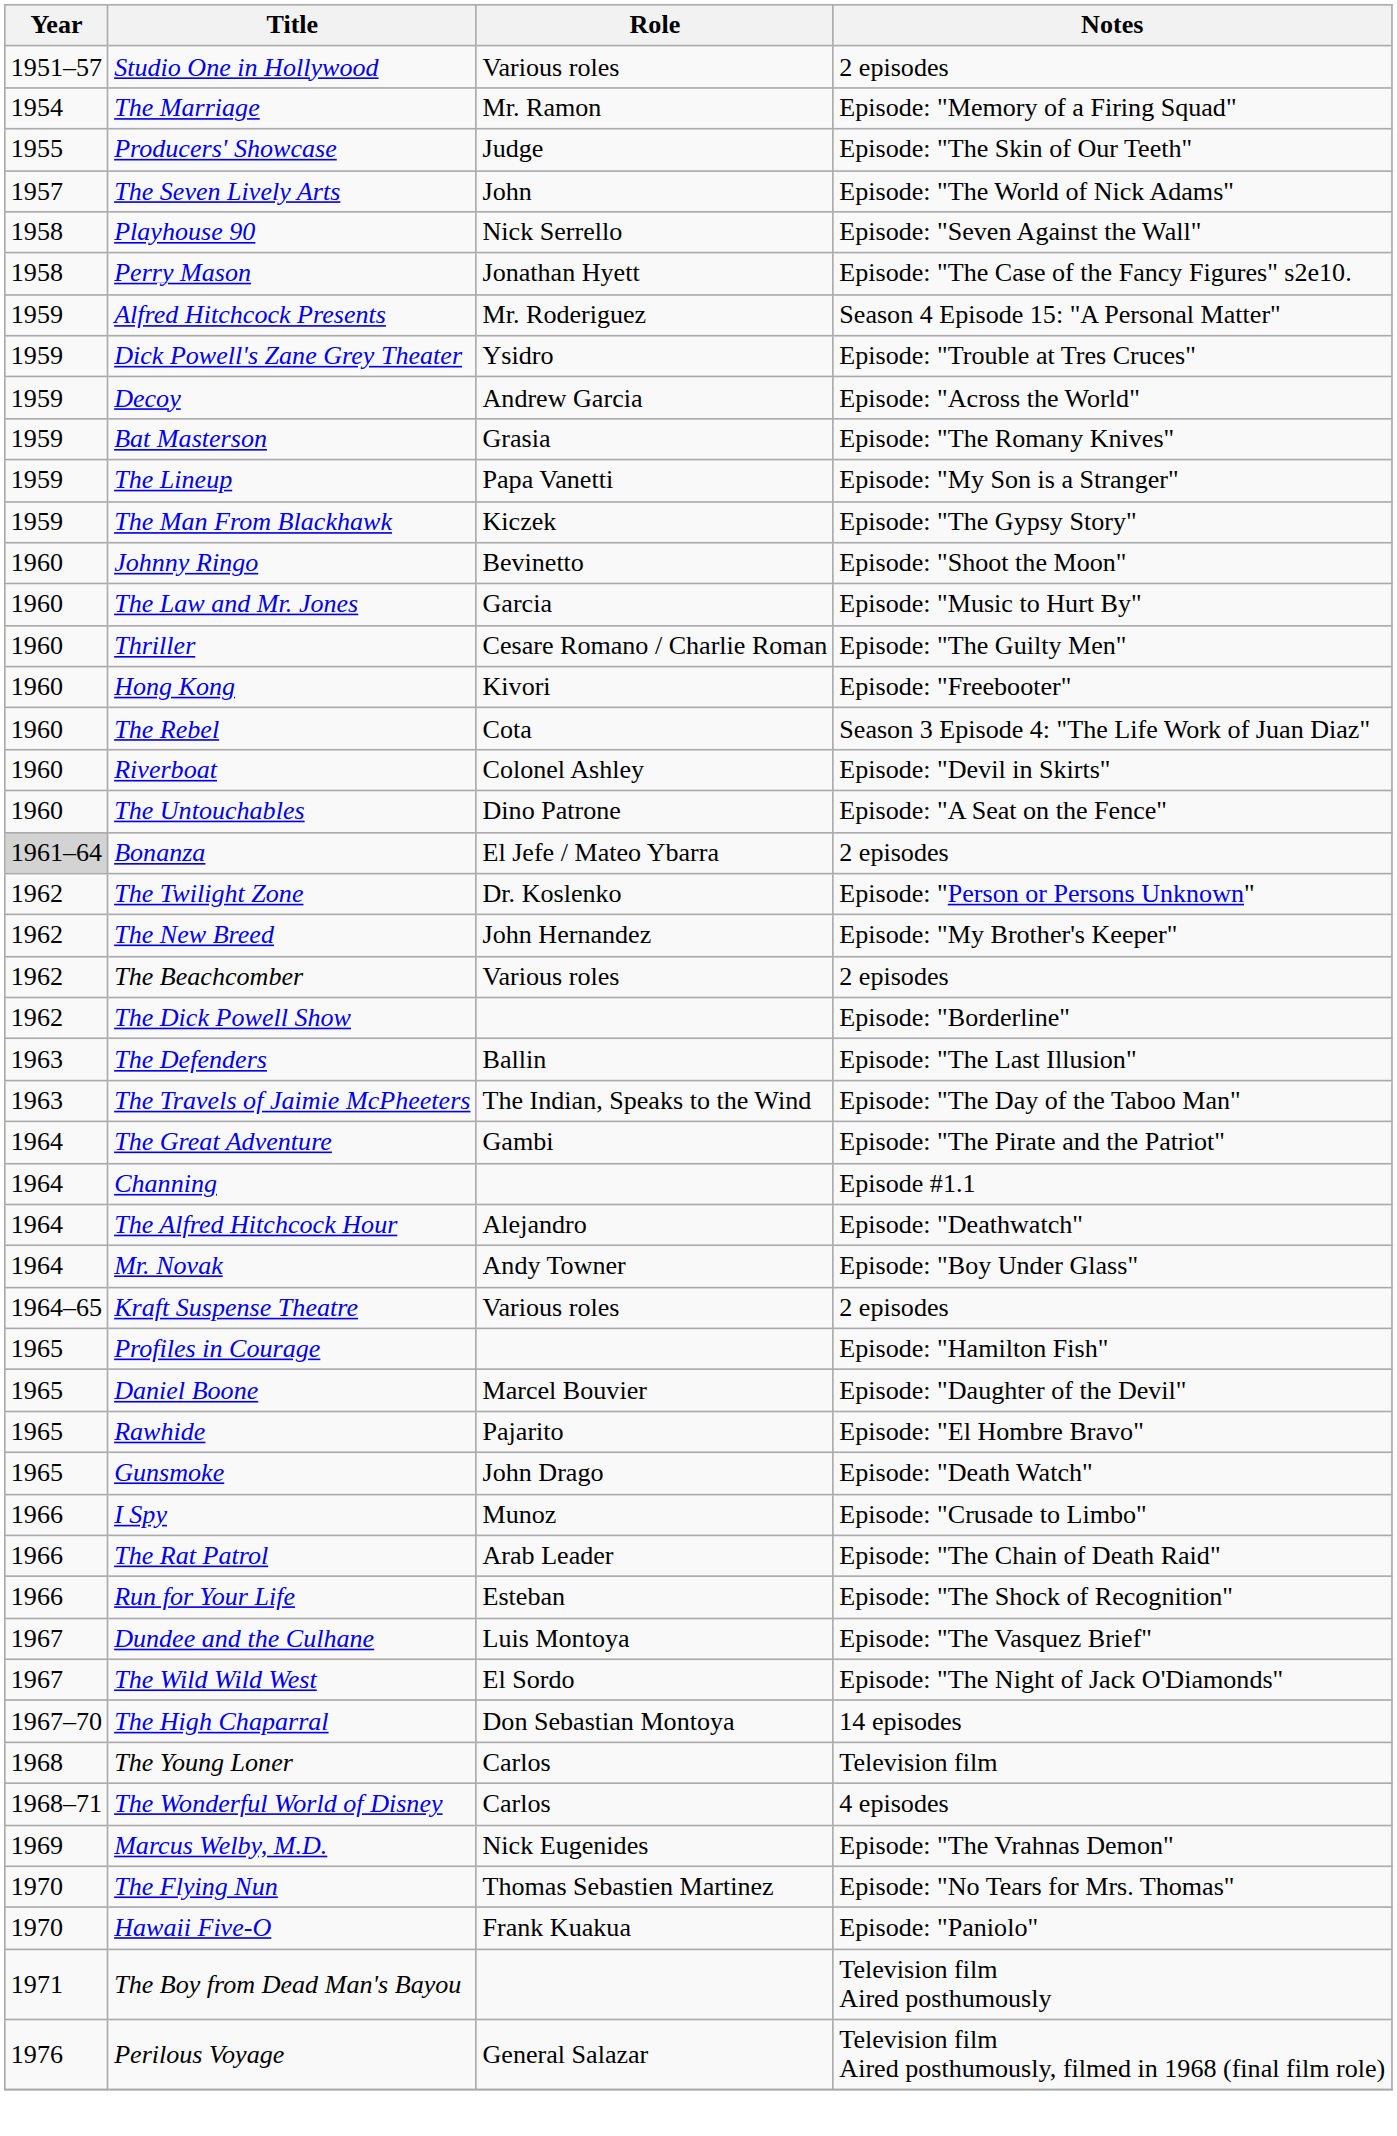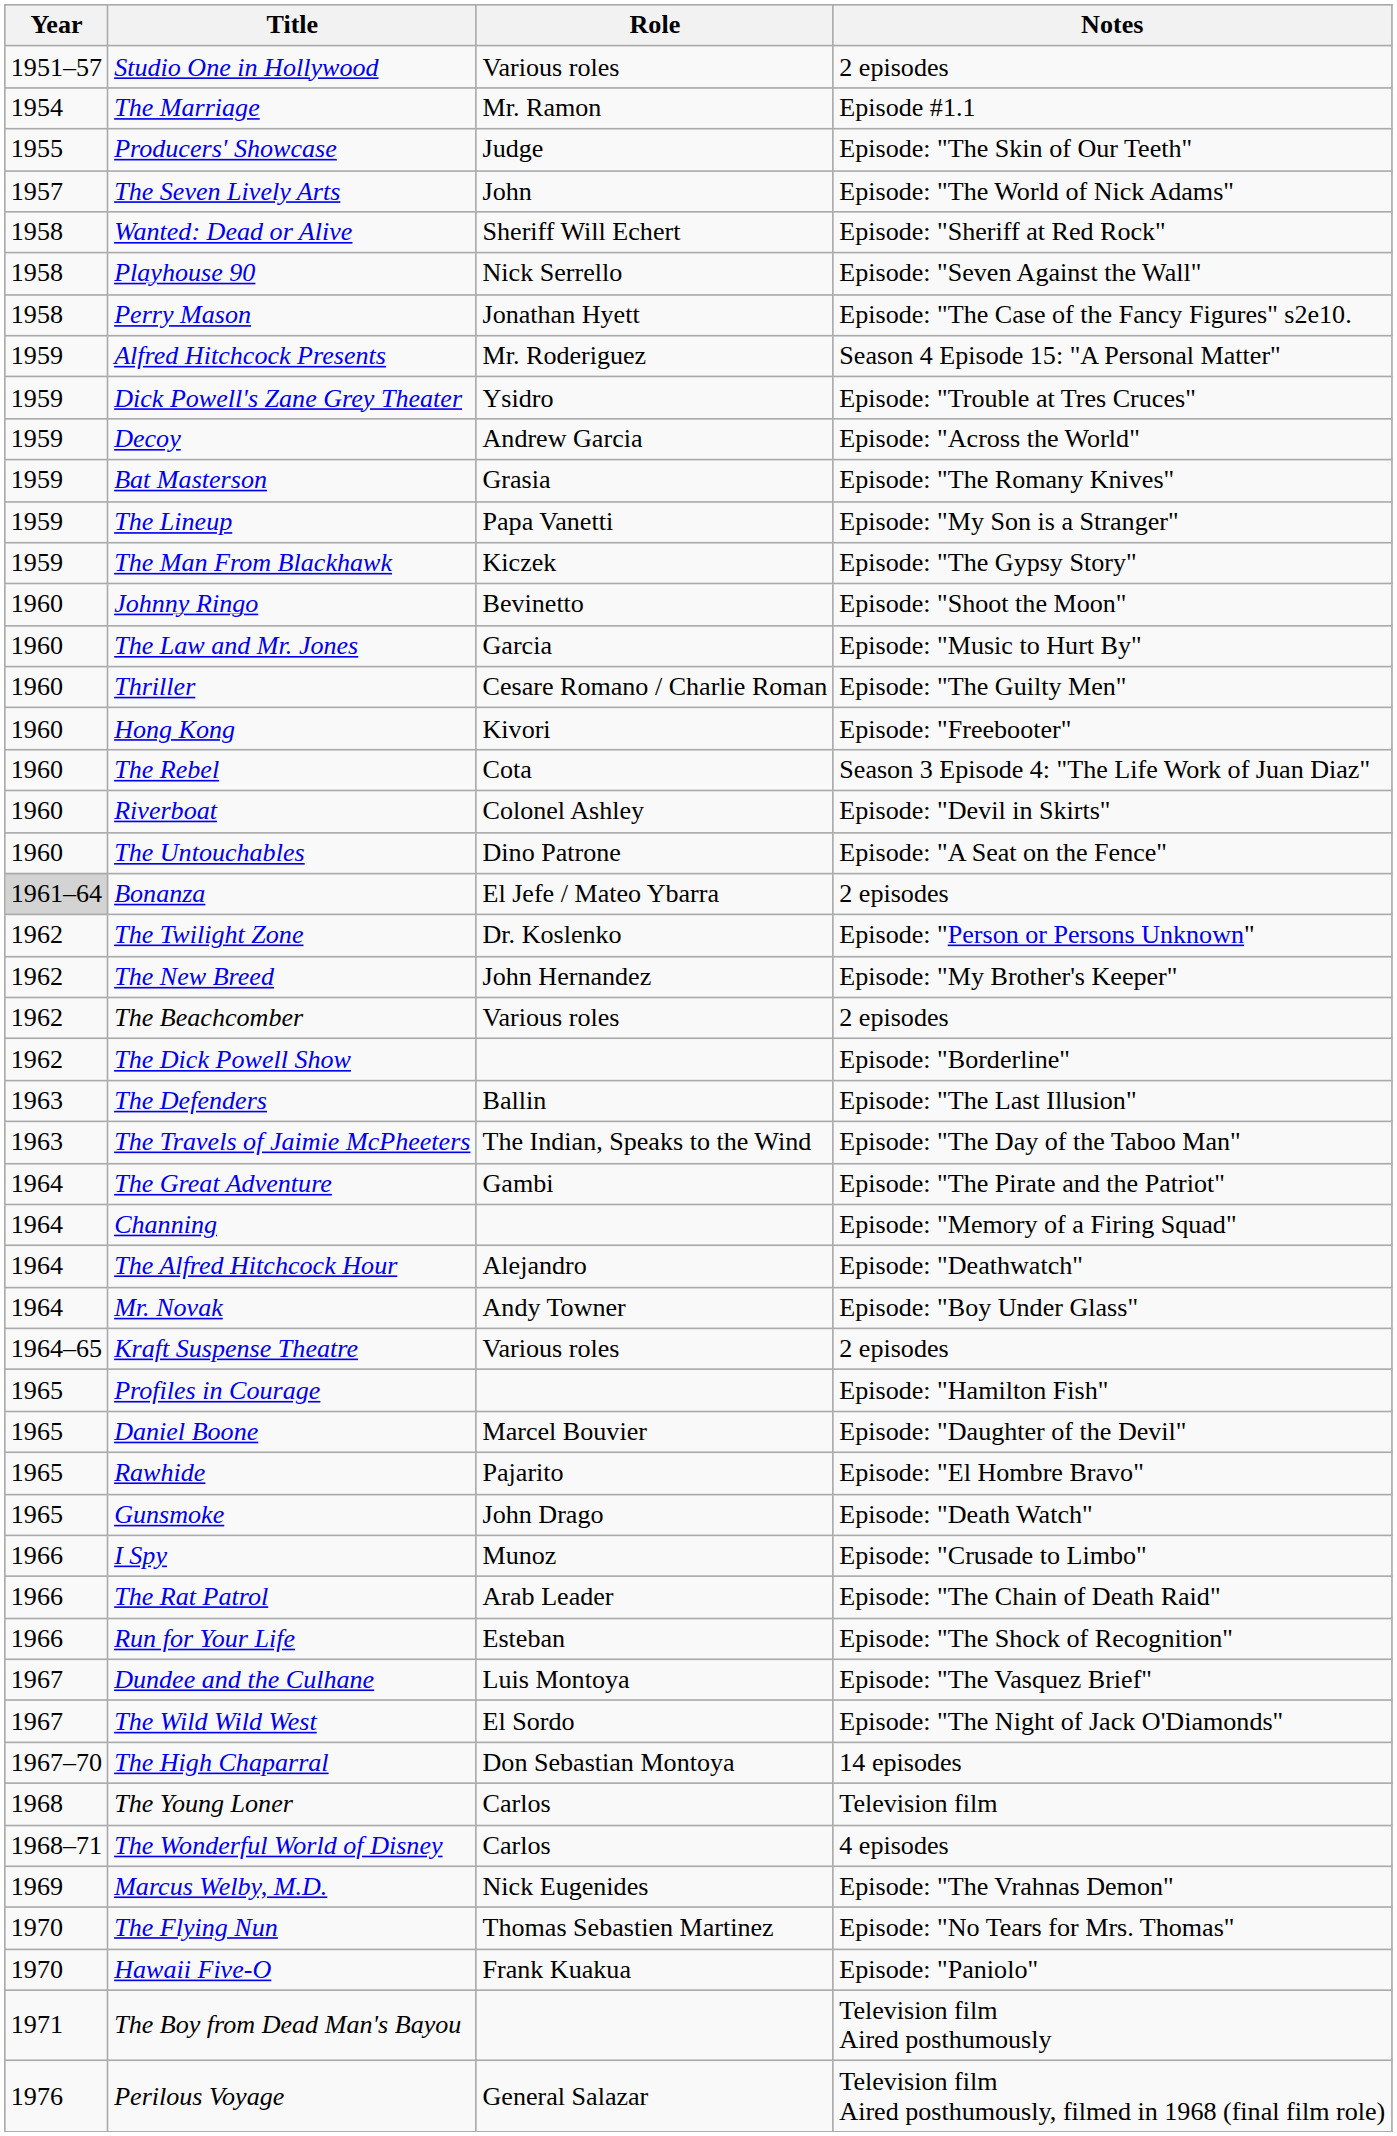(1038, 107) Episode: "Memory of a Firing Squad" -> (907, 107) Episode #1.1
+ row: (233, 231)
(907, 1183) Episode #1.1 -> (1038, 1224) Episode: "Memory of a Firing Squad"
